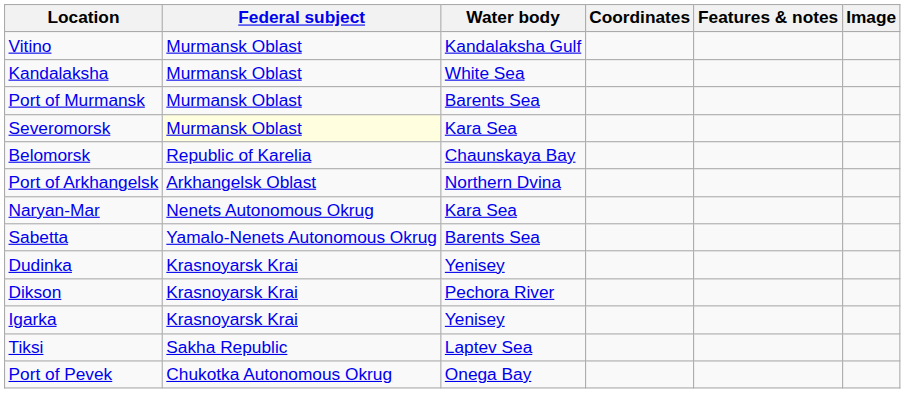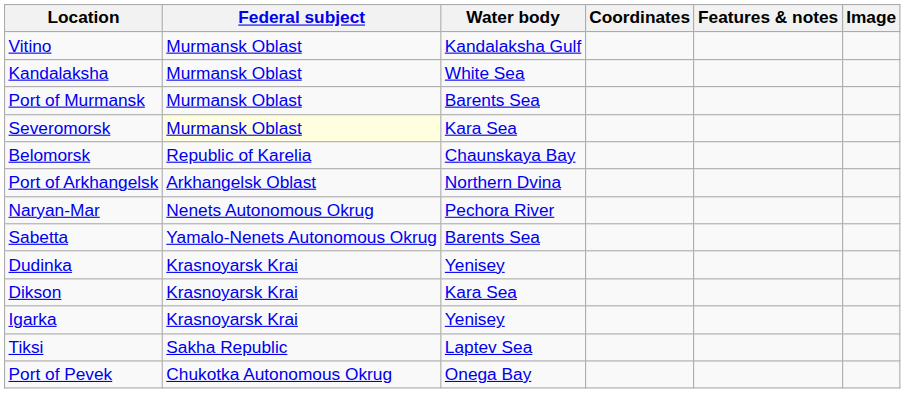(481, 210) Kara Sea -> (500, 210) Pechora River
(500, 292) Pechora River -> (481, 292) Kara Sea
